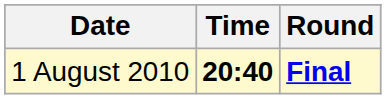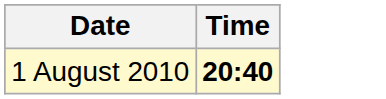- column: (330, 26)
